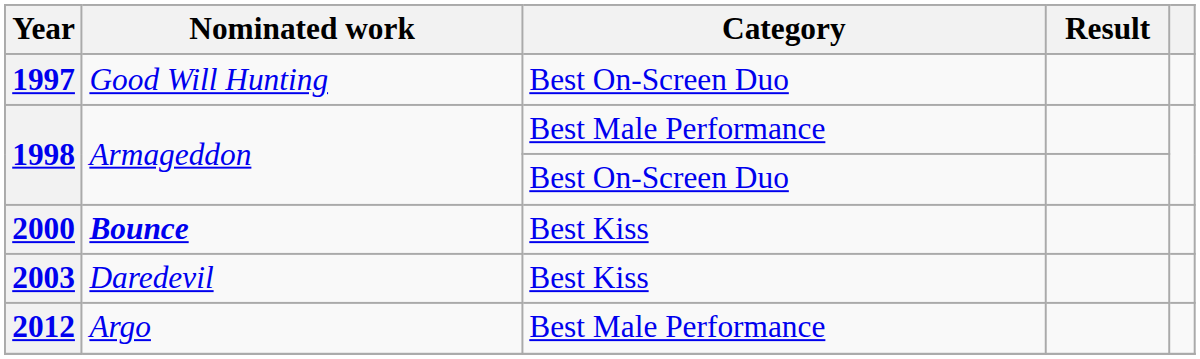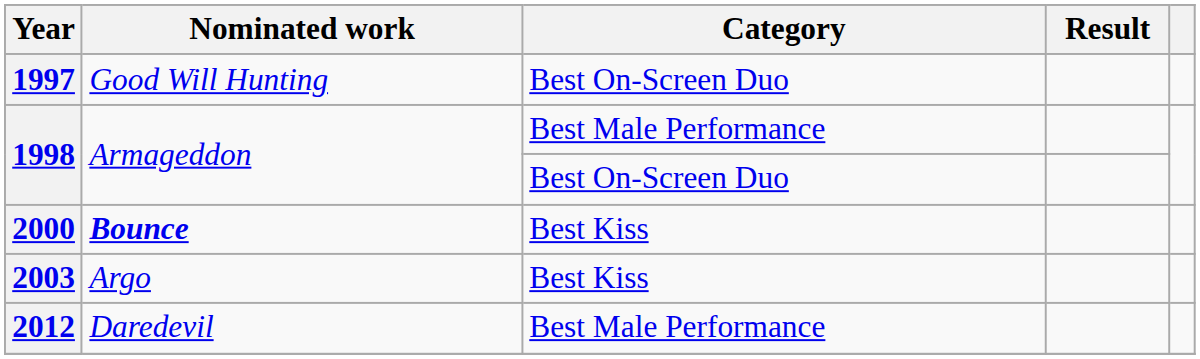(152, 278) Daredevil -> (120, 278) Argo
(120, 327) Argo -> (152, 327) Daredevil
